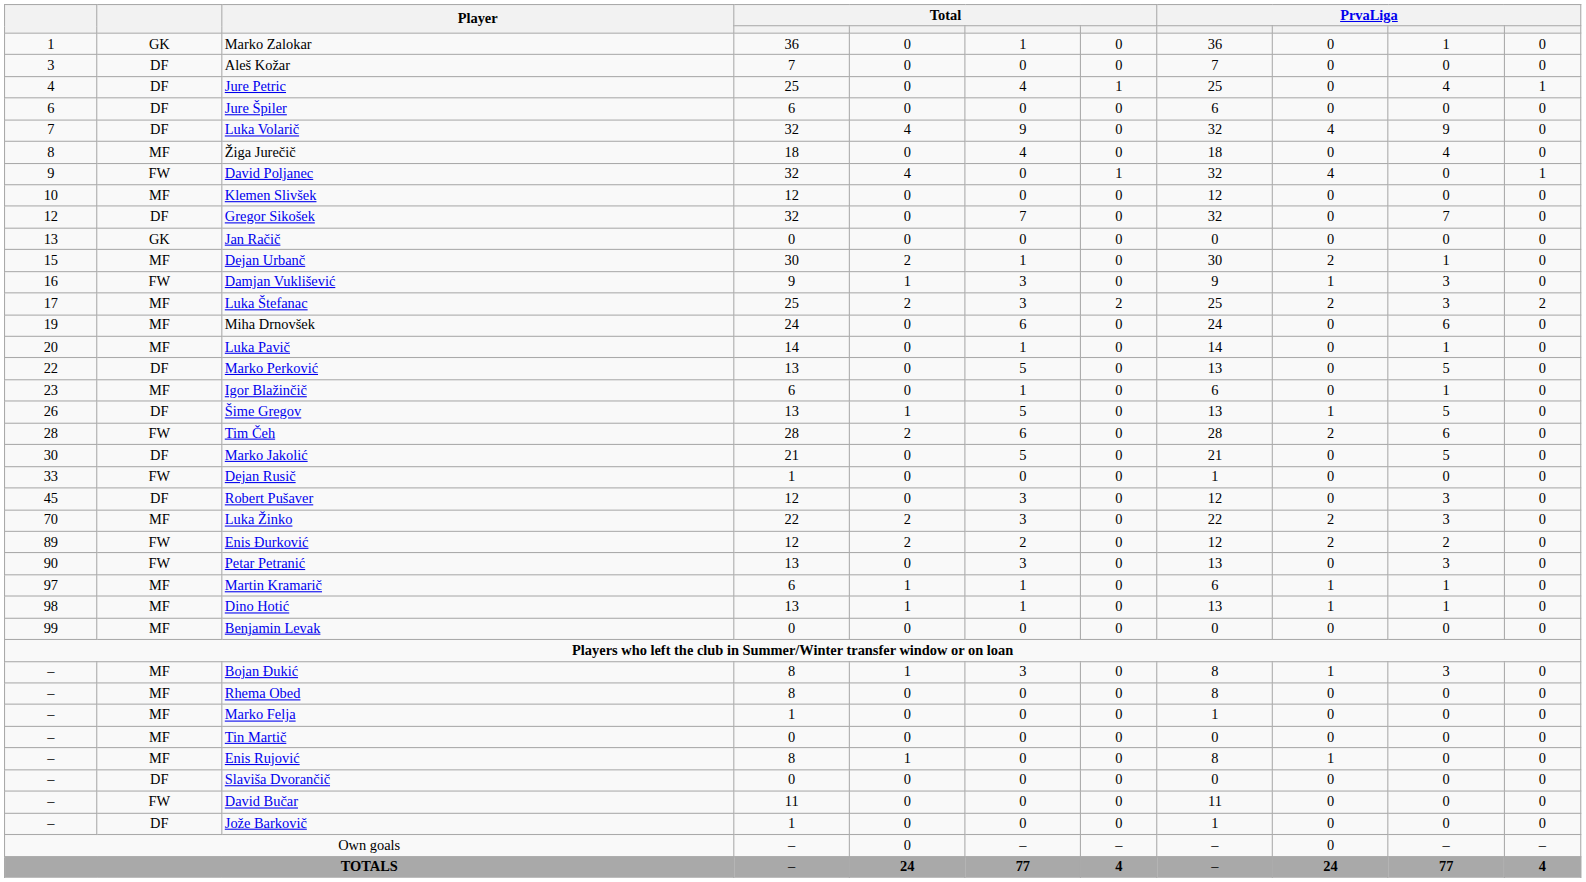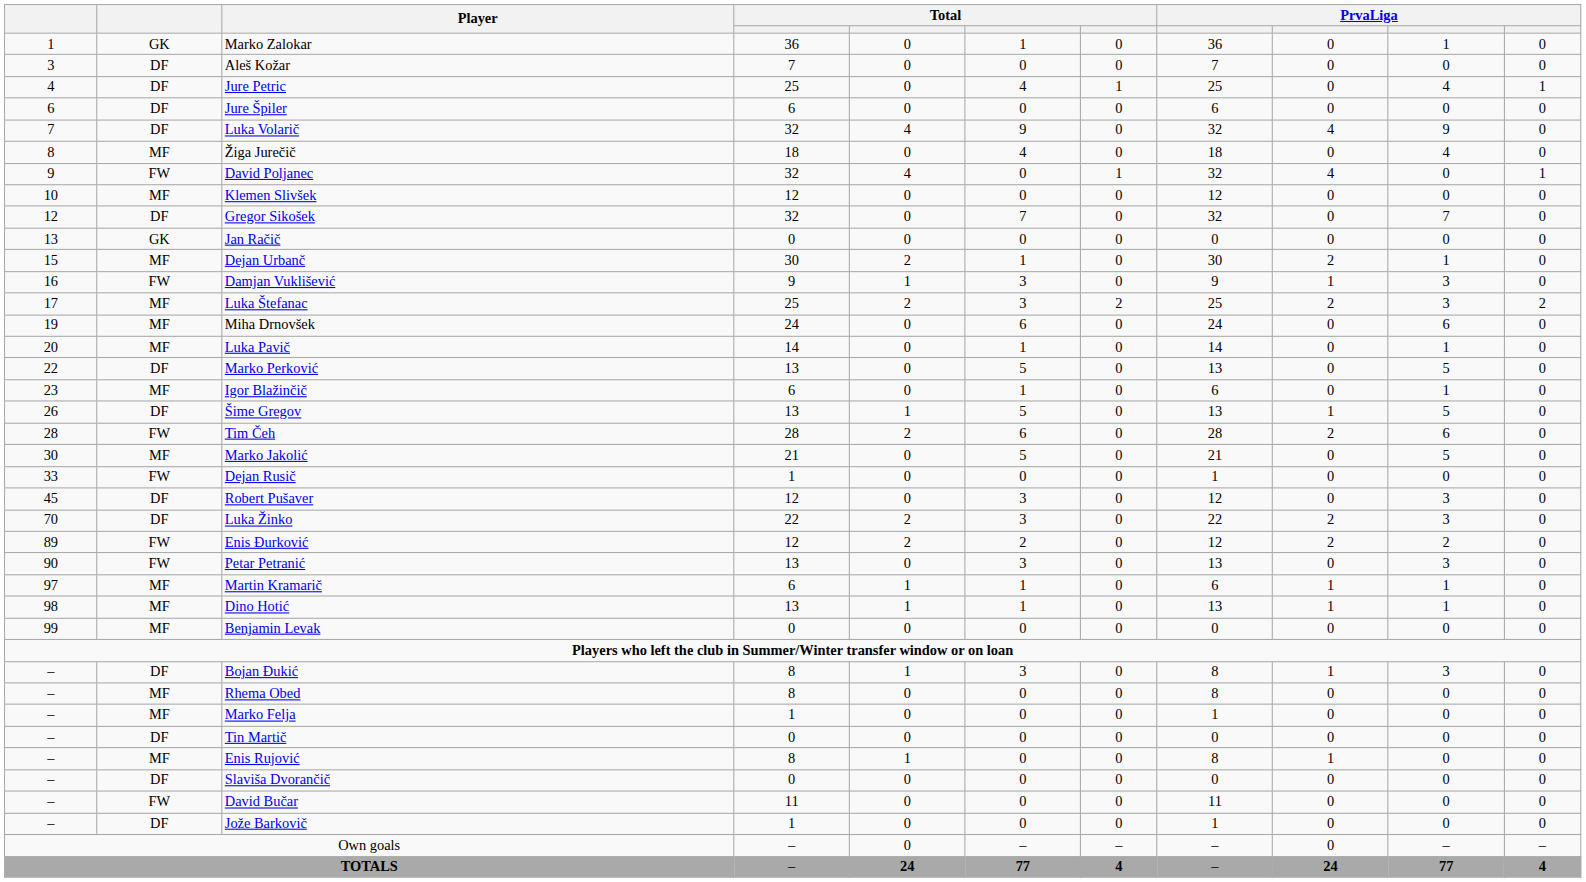(159, 455) DF -> (159, 455) MF
(159, 520) MF -> (159, 520) DF
(159, 671) MF -> (159, 671) DF
(159, 736) MF -> (159, 736) DF
